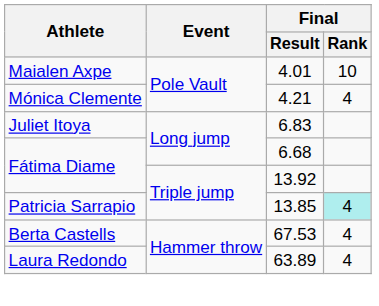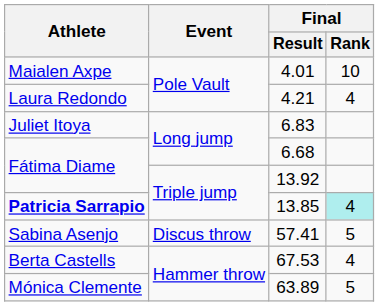(75, 98) Mónica Clemente -> (68, 98) Laura Redondo
(72, 207) normal -> (77, 207) bold
+ row: (298, 234)
(68, 261) Laura Redondo -> (75, 288) Mónica Clemente
(347, 261) 4 -> (350, 288) 5
